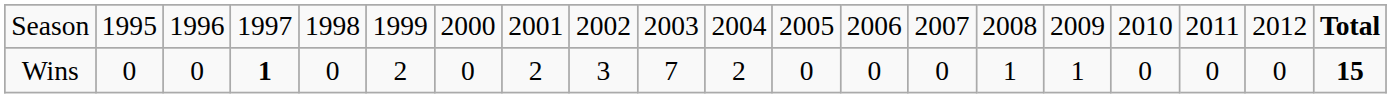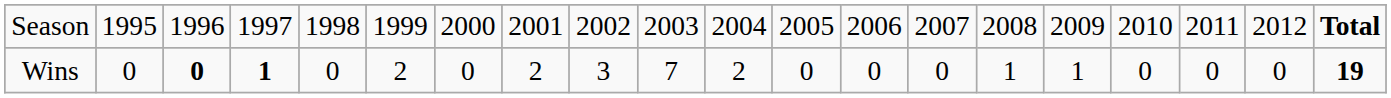(197, 69) normal -> (197, 69) bold
(1350, 69) 15 -> (1350, 69) 19
